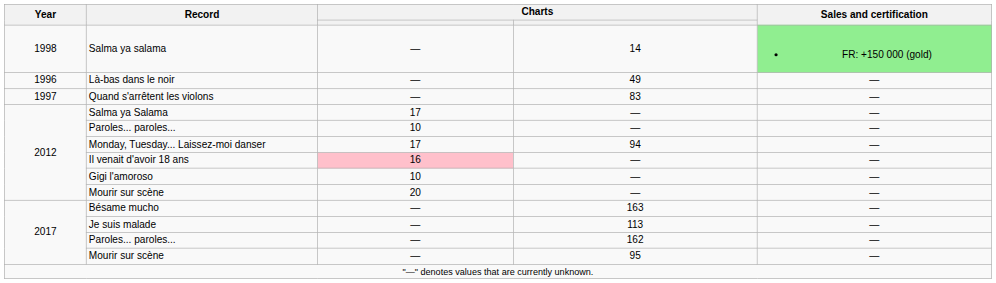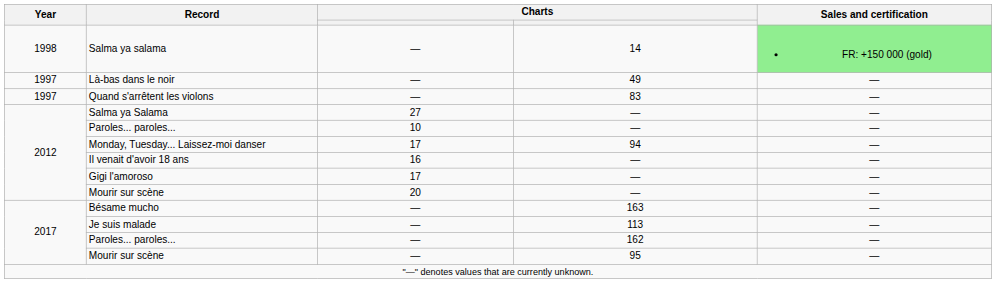(45, 80) 1996 -> (45, 80) 1997
(415, 112) 17 -> (415, 112) 27
(415, 160) pink background -> (415, 160) no background
(415, 176) 10 -> (415, 176) 17
